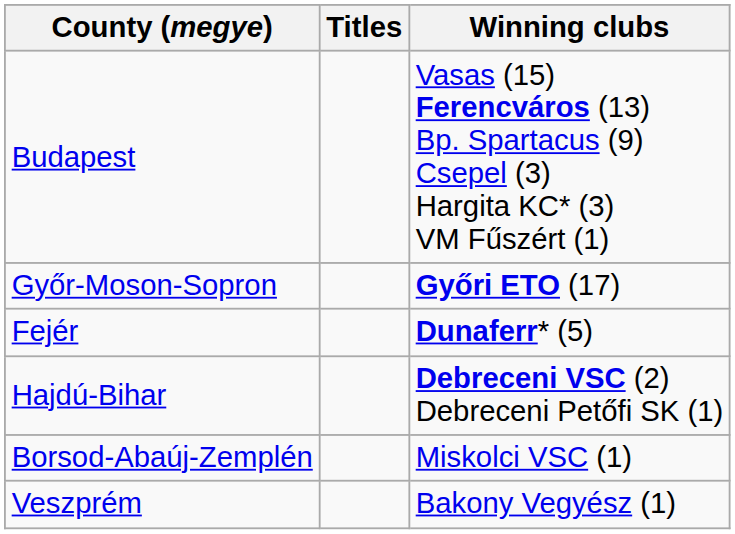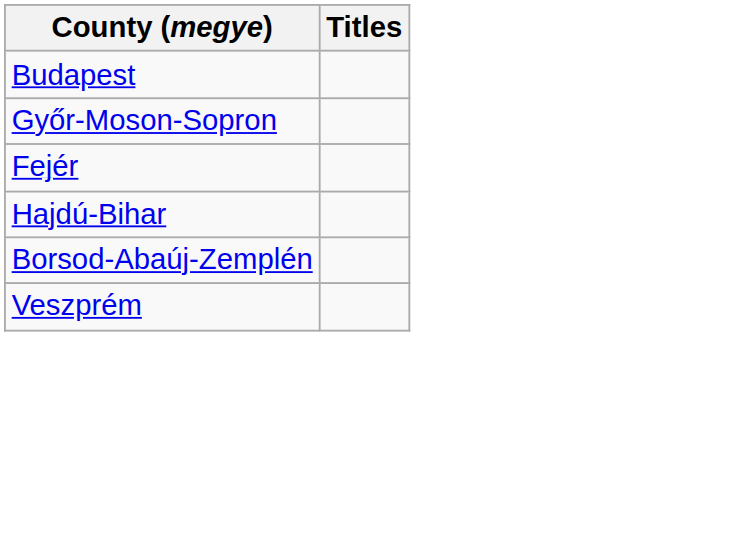- column: (569, 27)
